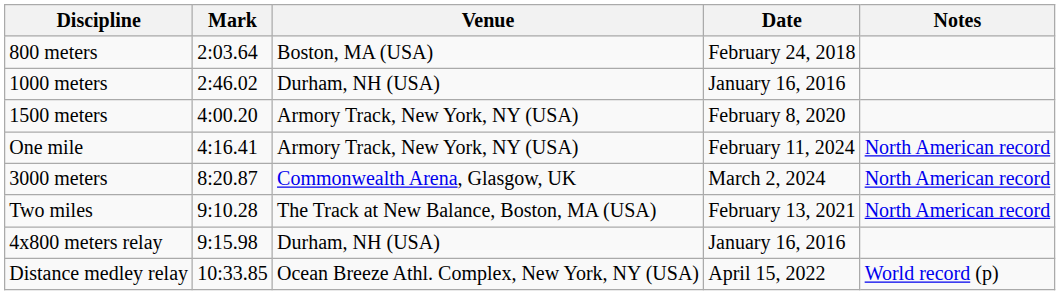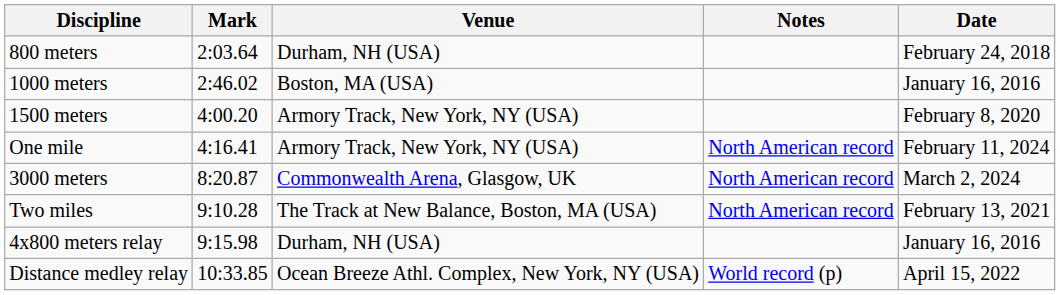columns swapped: (782, 20) <-> (957, 20)
(355, 52) Boston, MA (USA) -> (358, 52) Durham, NH (USA)
(358, 83) Durham, NH (USA) -> (355, 83) Boston, MA (USA)
